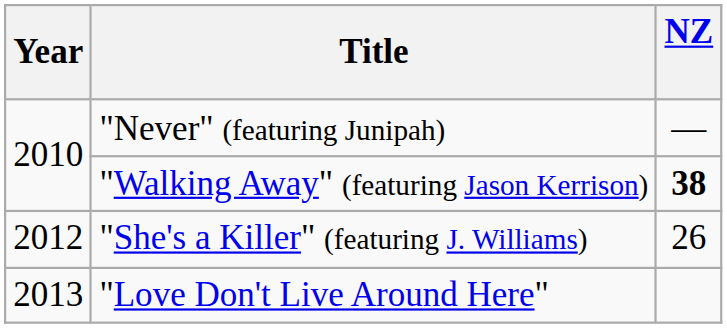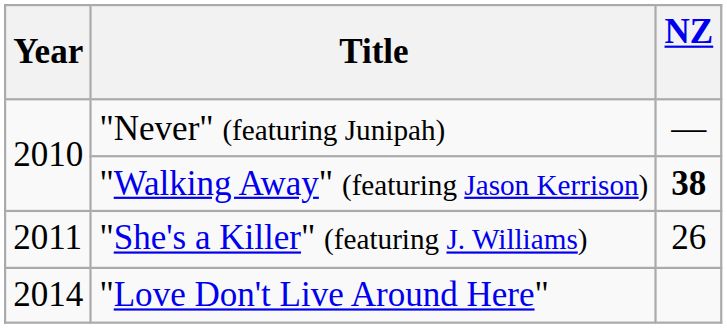(48, 238) 2012 -> (48, 238) 2011
(48, 293) 2013 -> (48, 293) 2014
